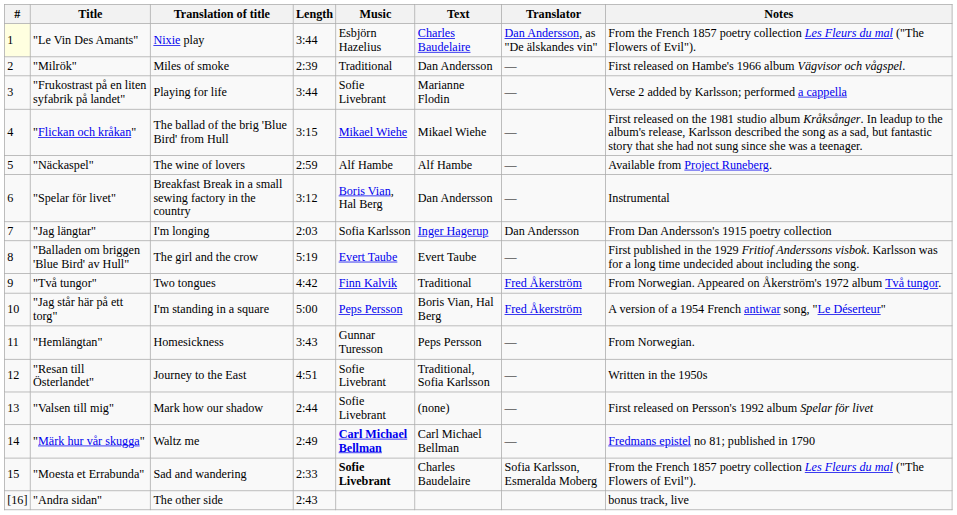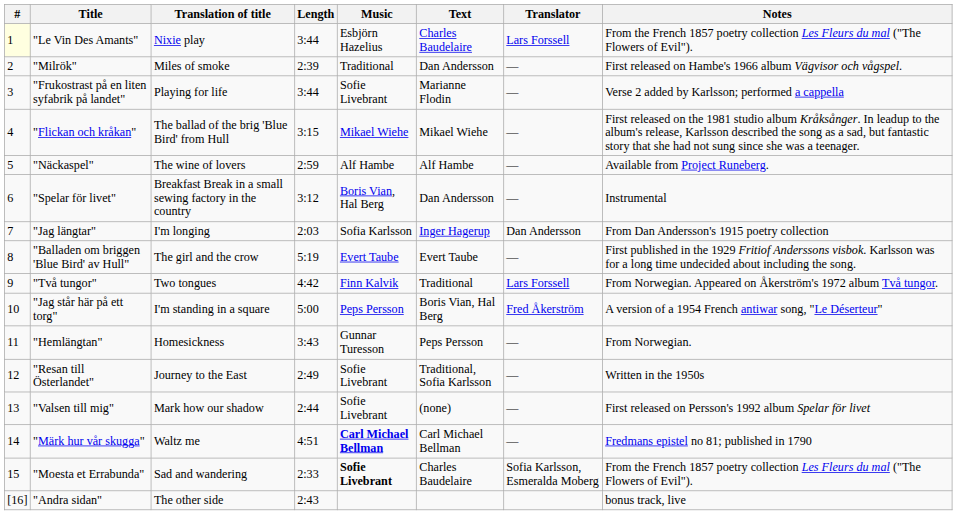(551, 40) Dan Andersson, as "De älskandes vin" -> (538, 40) Lars Forssell
(543, 283) Fred Åkerström -> (538, 283) Lars Forssell
(307, 375) 4:51 -> (308, 375) 2:49
(307, 441) 2:49 -> (308, 441) 4:51
